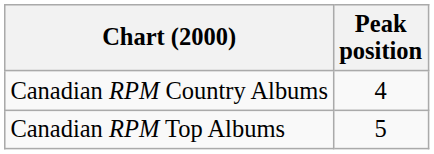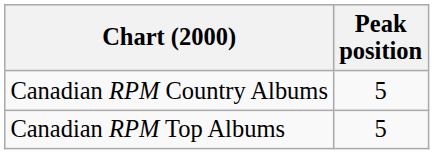(381, 90) 4 -> (381, 90) 5
